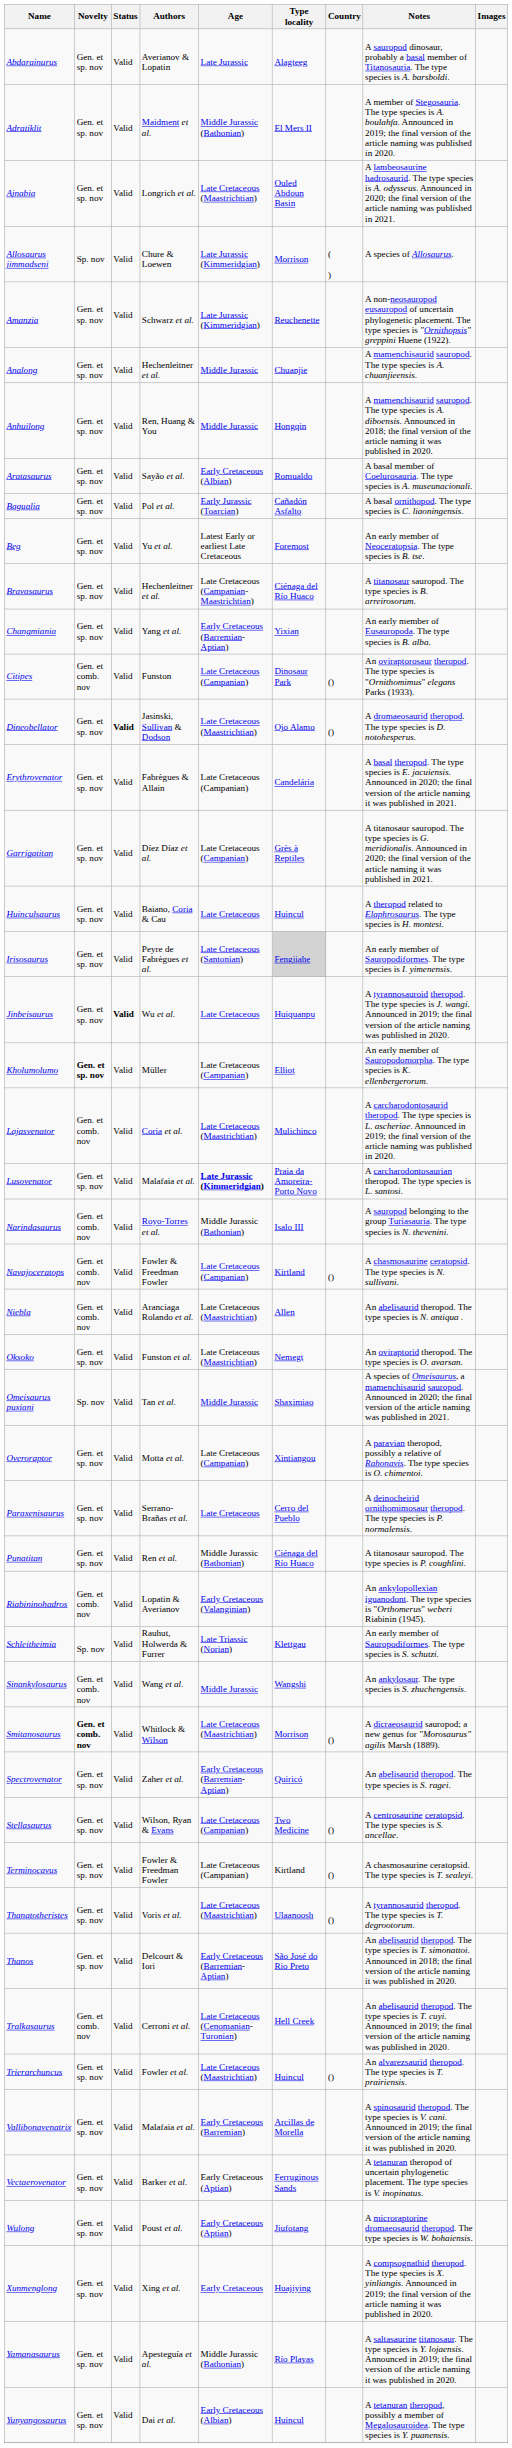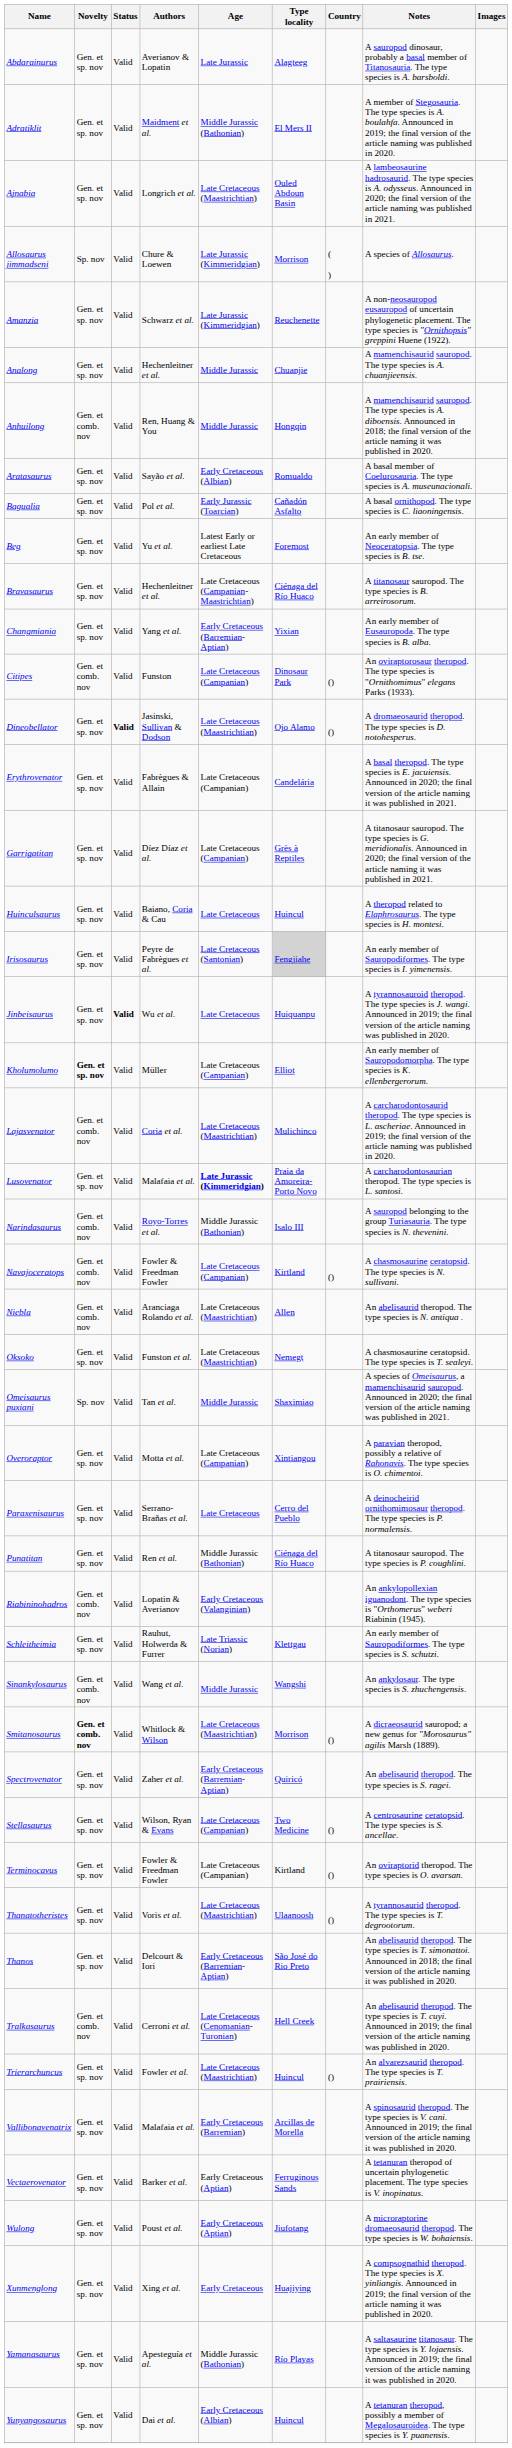(90, 425) Gen. et sp. nov -> (90, 425) Gen. et comb. nov
(419, 1357) An oviraptorid theropod. The type species is O. avarsan. -> (419, 1357) A chasmosaurine ceratopsid. The type species is T. sealeyi.
(91, 1649) Sp. nov -> (90, 1644) Gen. et sp. nov
(419, 1870) A chasmosaurine ceratopsid. The type species is T. sealeyi. -> (419, 1870) An oviraptorid theropod. The type species is O. avarsan.
